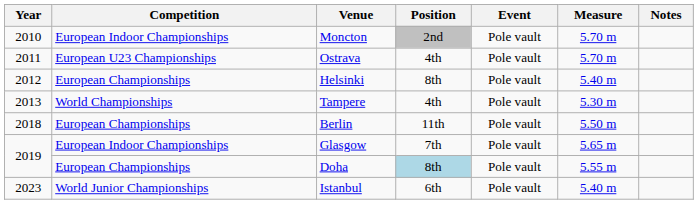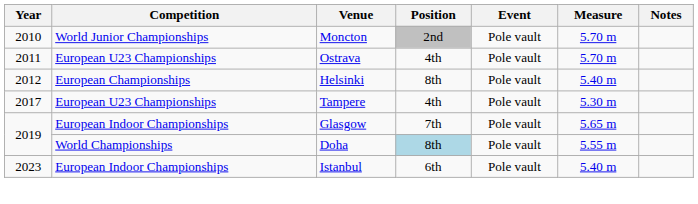(142, 37) European Indoor Championships -> (132, 37) World Junior Championships
(28, 102) 2013 -> (28, 102) 2017
(114, 102) World Championships -> (136, 102) European U23 Championships
- row: (336, 123)
(123, 166) European Championships -> (114, 145) World Championships
(132, 188) World Junior Championships -> (142, 166) European Indoor Championships
